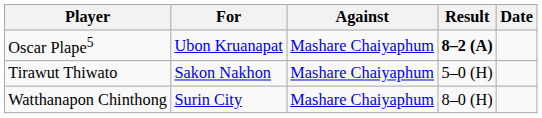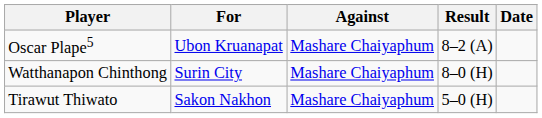(467, 45) bold -> (467, 45) normal
rows swapped: (63, 73) <-> (88, 99)
